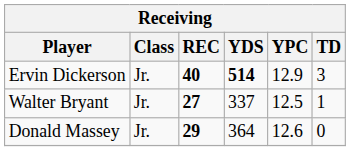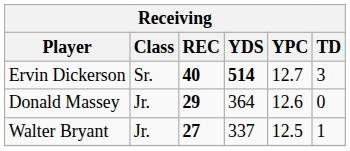(142, 74) Jr. -> (143, 74) Sr.
(287, 74) 12.9 -> (287, 74) 12.7
rows swapped: (64, 131) <-> (58, 103)
